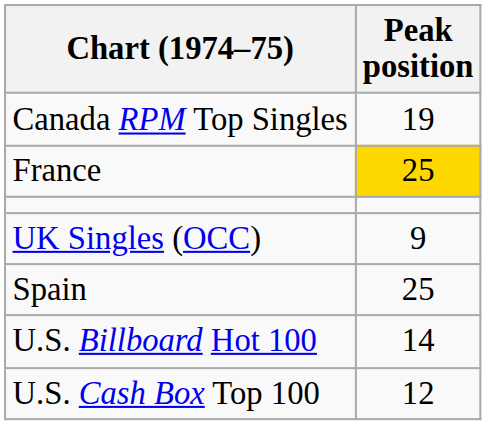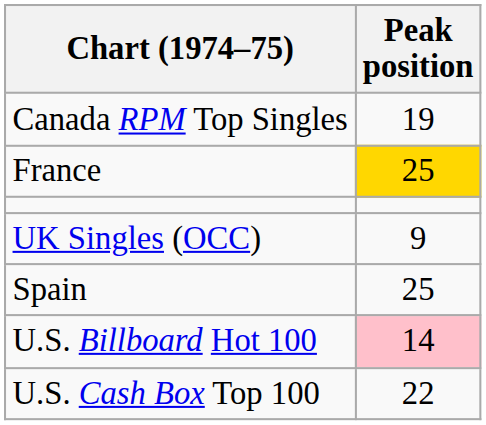(418, 340) no background -> (418, 340) pink background
(418, 392) 12 -> (418, 392) 22
